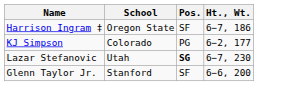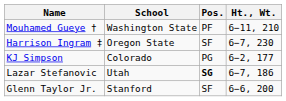+ row: (52, 27)
(228, 27) 6−7, 186 -> (251, 42) 6−7, 230
(228, 58) 6−7, 230 -> (251, 73) 6−7, 186
